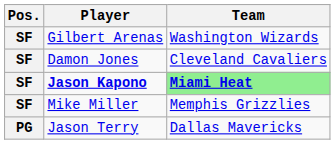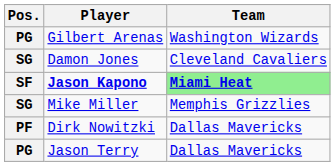(24, 38) SF -> (24, 38) PG
(24, 61) SF -> (24, 61) SG
(24, 106) SF -> (24, 106) SG
+ row: (101, 128)
